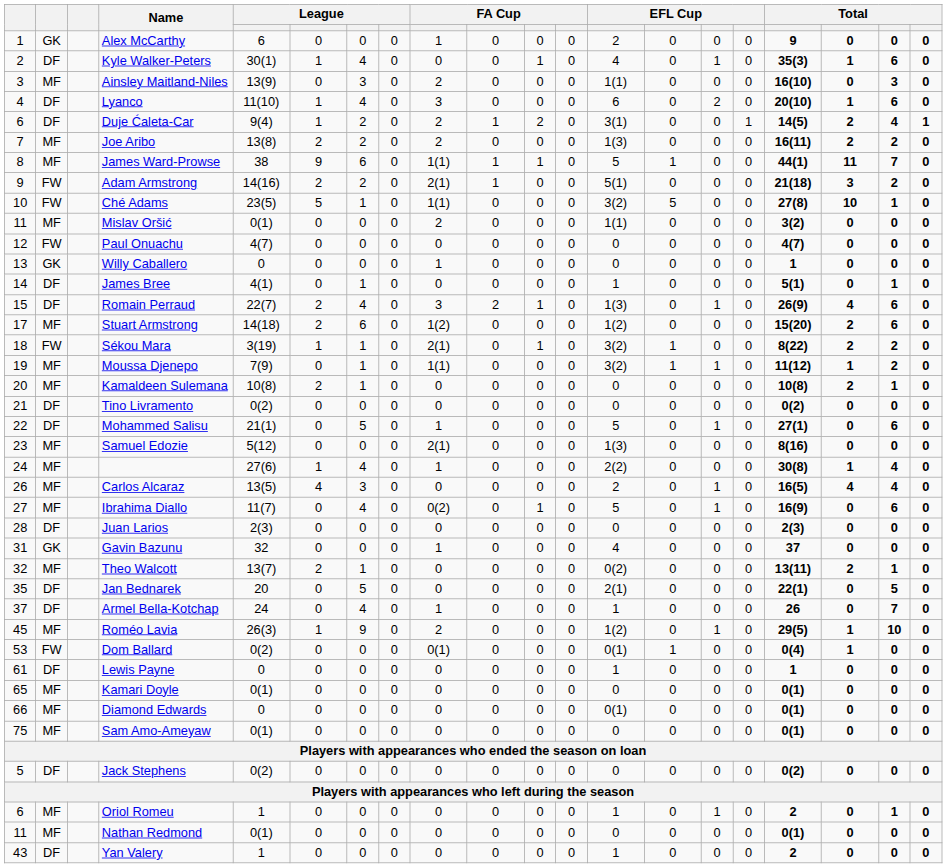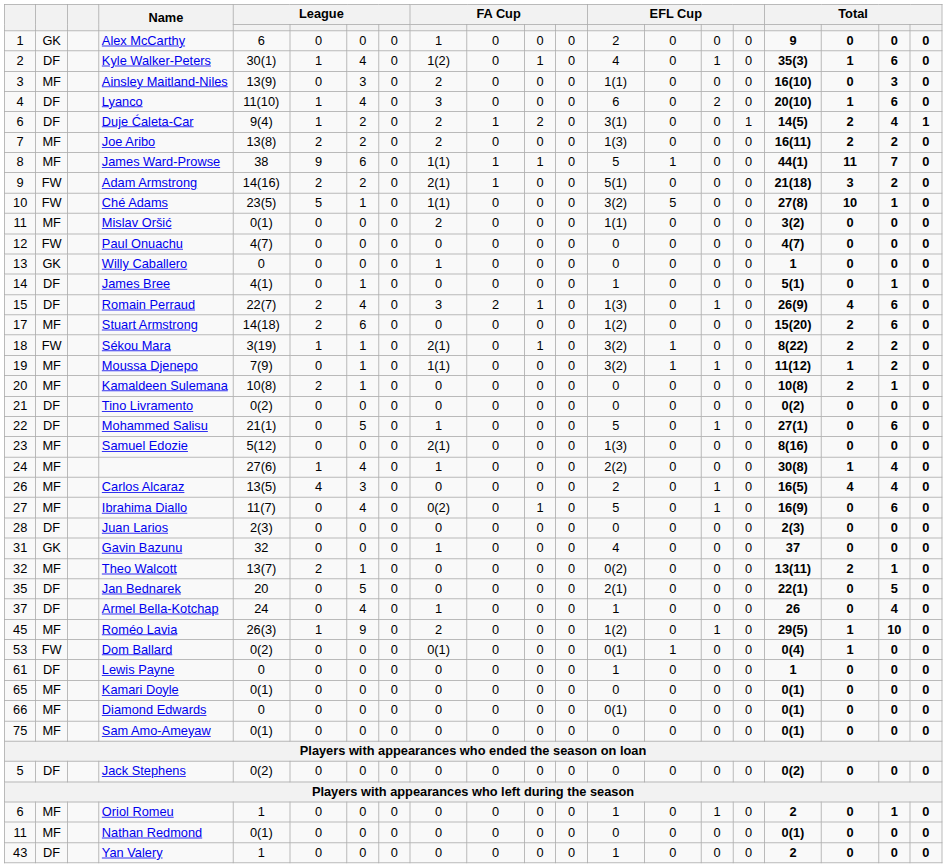(439, 61) 0 -> (439, 61) 1(2)
(439, 325) 1(2) -> (439, 325) 0
(894, 609) 7 -> (894, 609) 4
